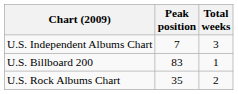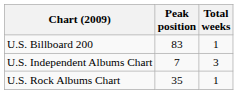rows swapped: (50, 62) <-> (80, 44)
(216, 80) 2 -> (216, 80) 1
